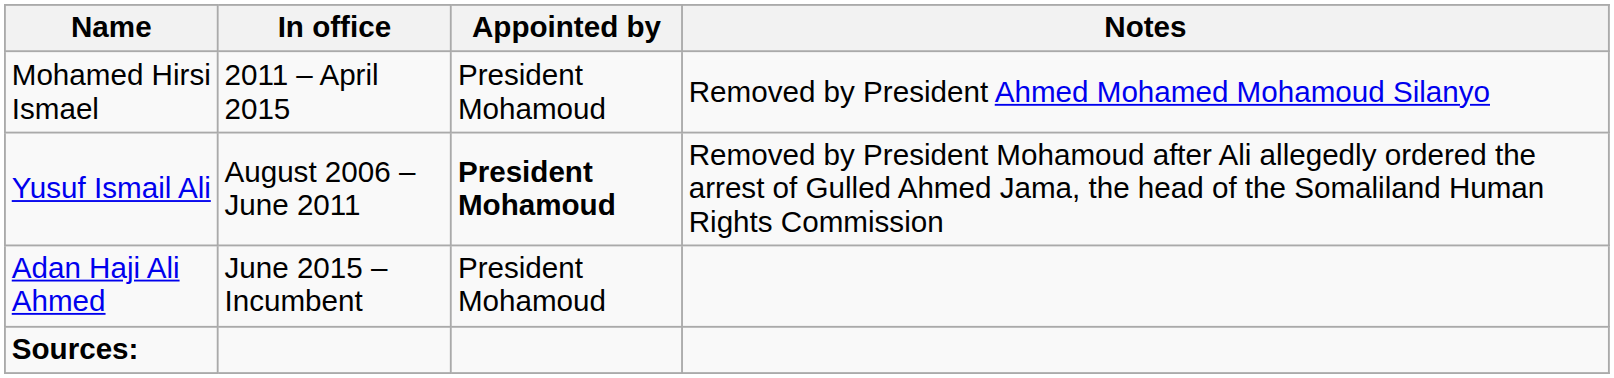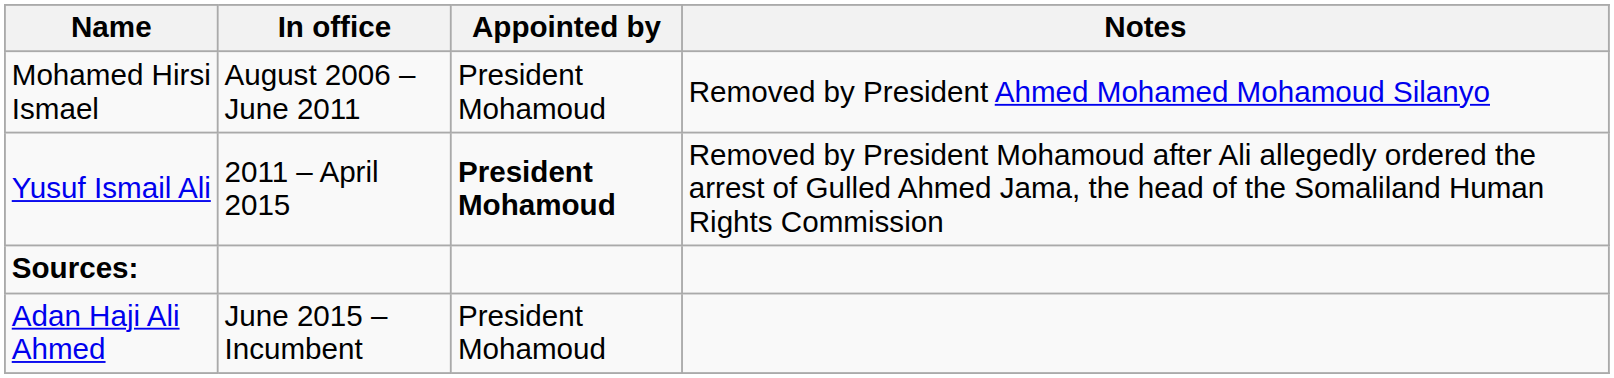(302, 91) 2011 – April 2015 -> (320, 91) August 2006 – June 2011
(320, 188) August 2006 – June 2011 -> (302, 188) 2011 – April 2015
rows swapped: (96, 285) <-> (75, 348)
